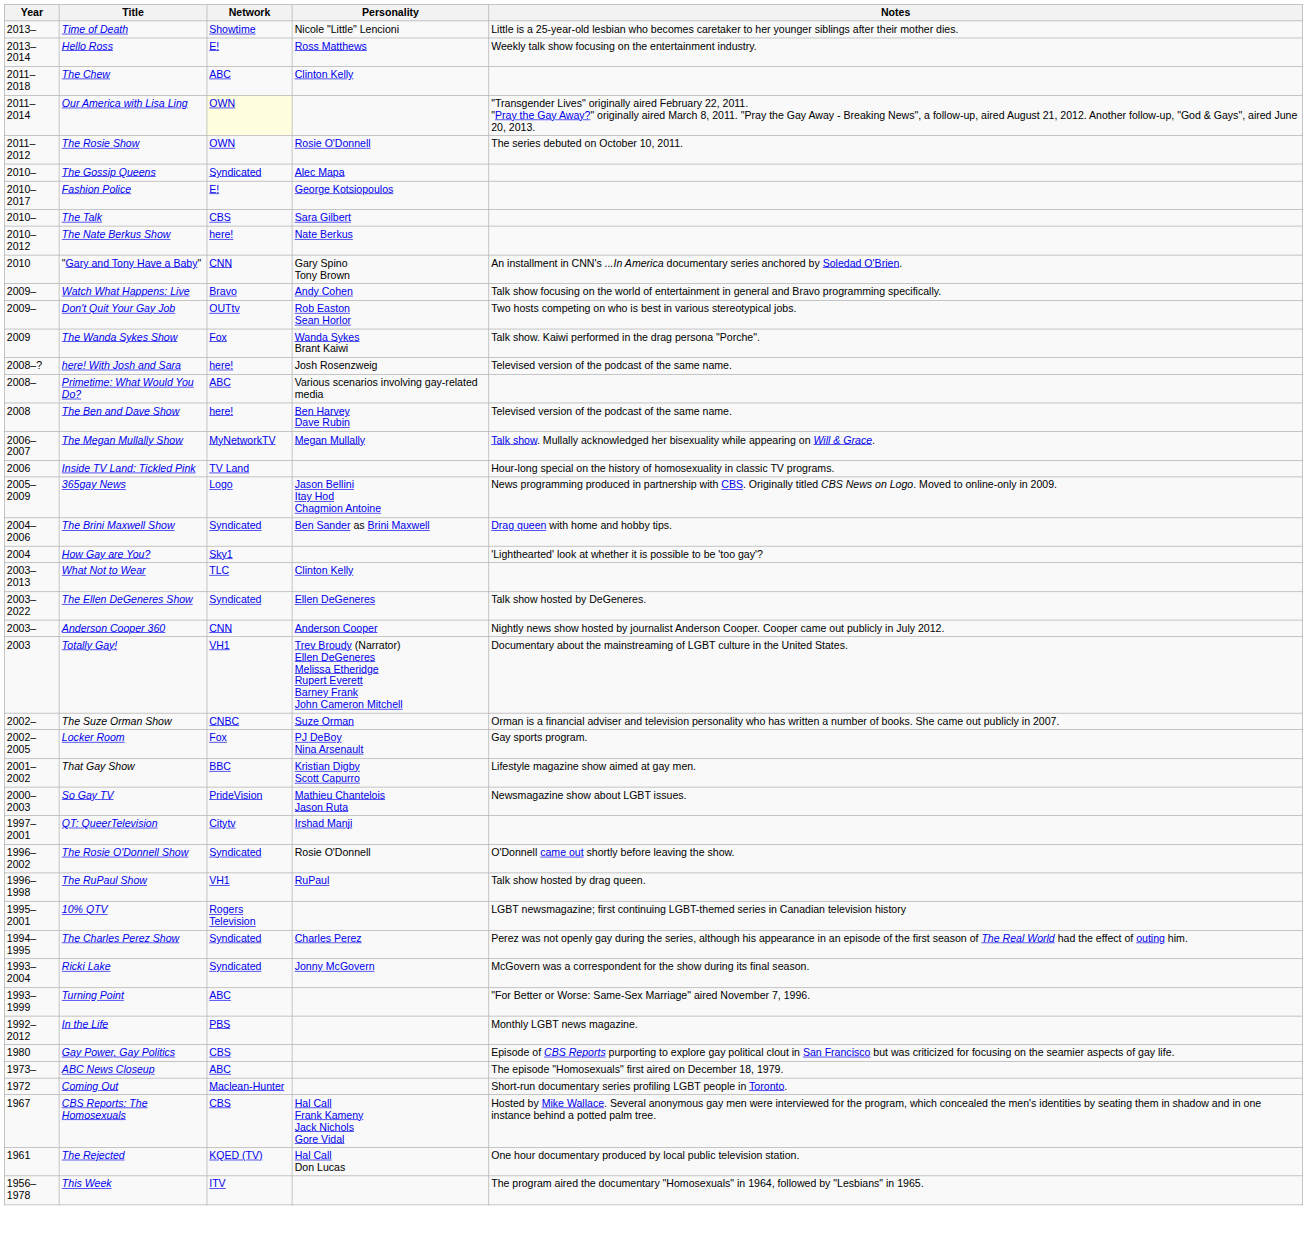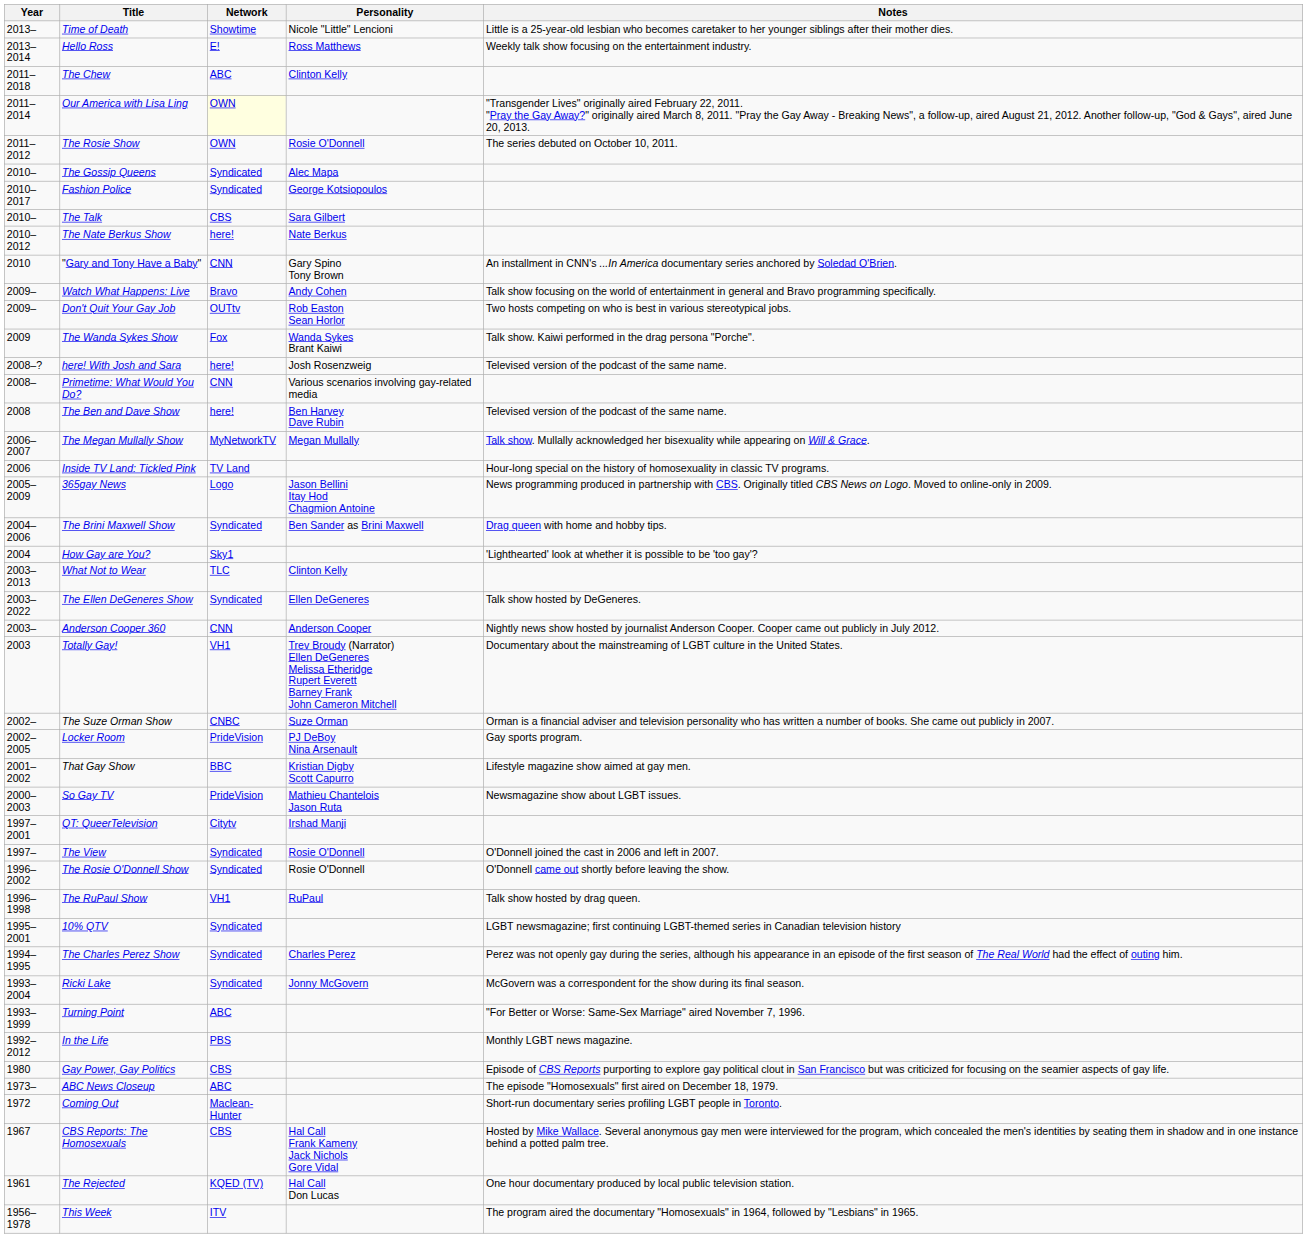(214, 189) E! -> (236, 189) Syndicated
(220, 382) ABC -> (221, 382) CNN
(218, 738) Fox -> (236, 738) PrideVision
+ row: (84, 852)
(232, 916) Rogers Television -> (236, 926) Syndicated
